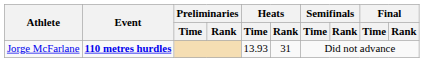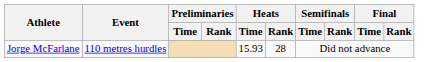(128, 49) bold -> (125, 49) normal
(256, 49) 13.93 -> (251, 49) 15.93
(286, 49) 31 -> (281, 49) 28
